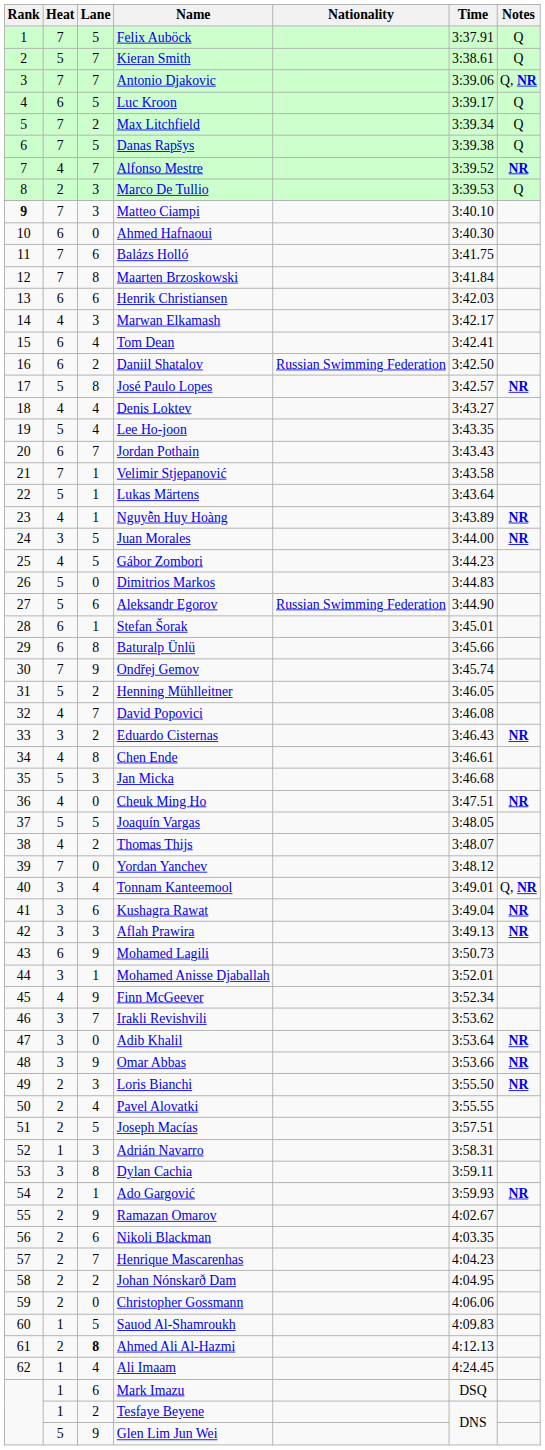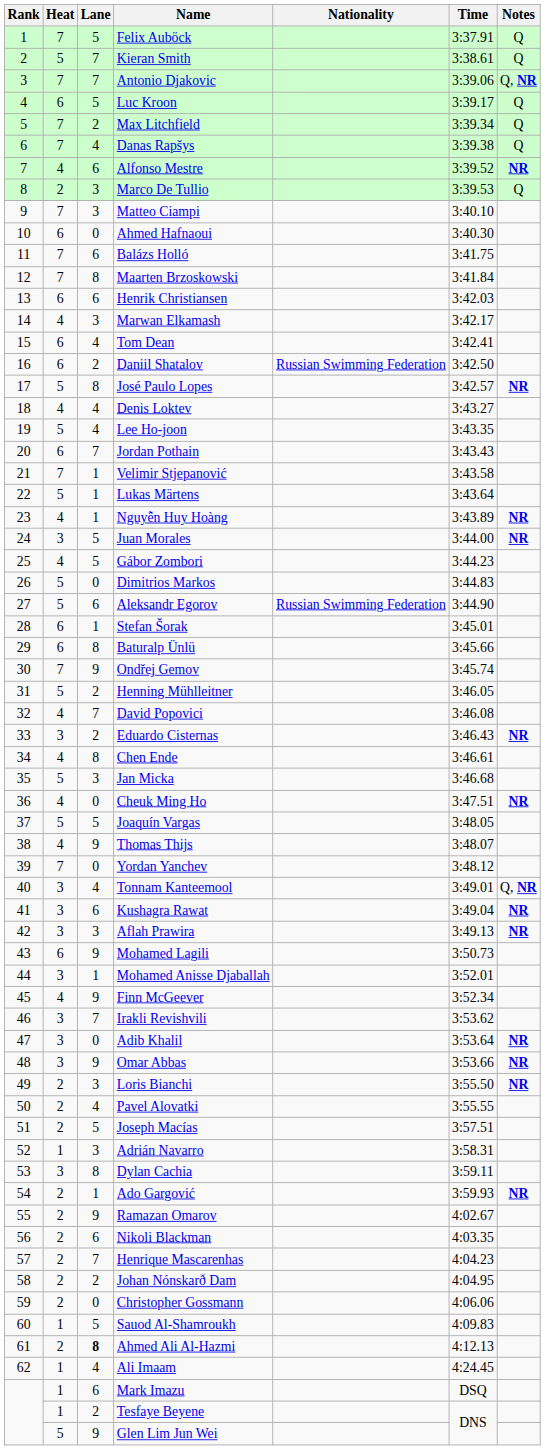(96, 146) 5 -> (96, 146) 4
(96, 168) 7 -> (96, 168) 6
(24, 211) bold -> (24, 211) normal
(96, 844) 2 -> (96, 844) 9
